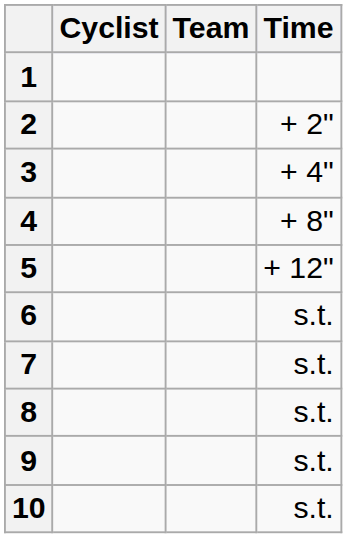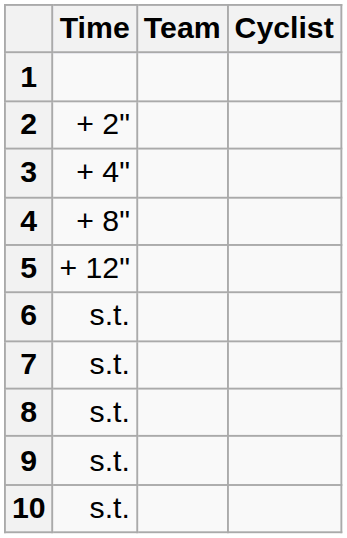columns swapped: (109, 28) <-> (298, 28)
